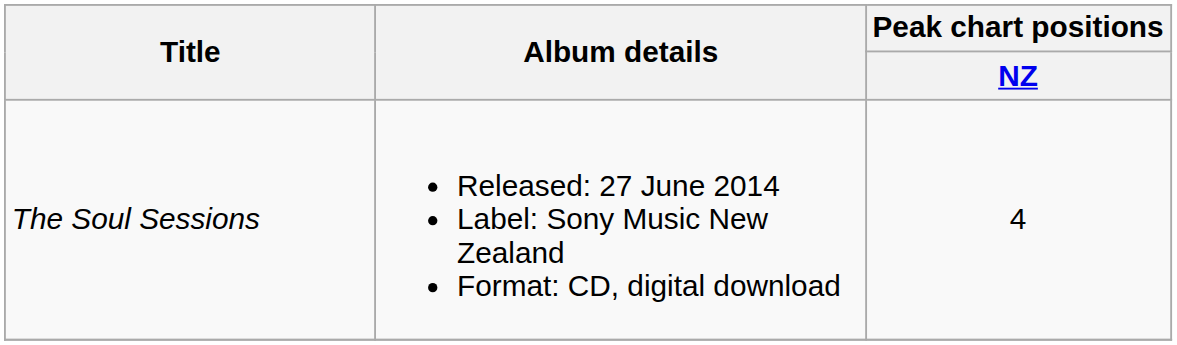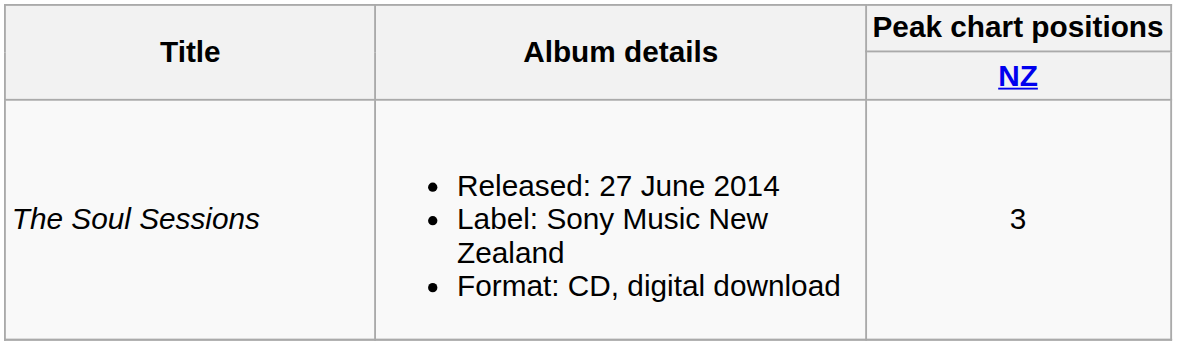(1018, 219) 4 -> (1018, 219) 3
